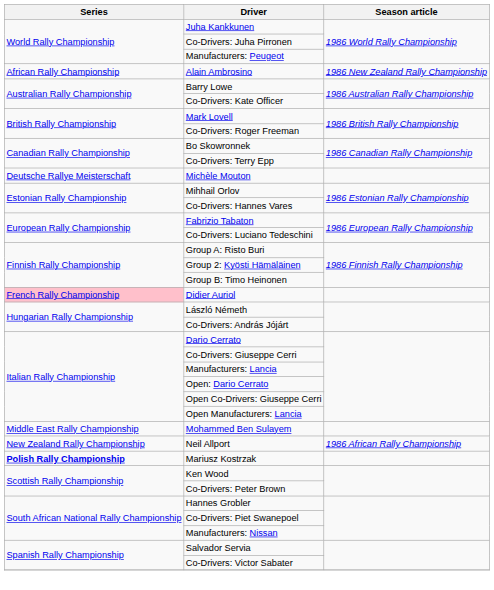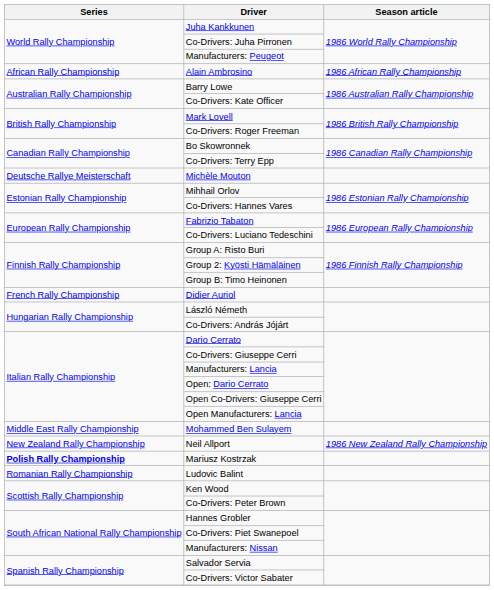(406, 71) 1986 New Zealand Rally Championship -> (394, 71) 1986 African Rally Championship
(63, 295) pink background -> (63, 295) no background
(394, 444) 1986 African Rally Championship -> (406, 444) 1986 New Zealand Rally Championship
+ row: (214, 473)
